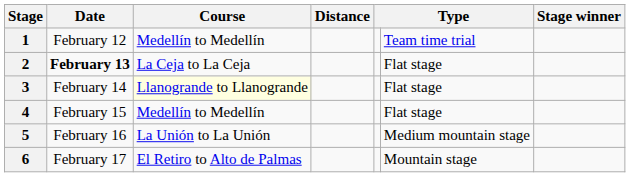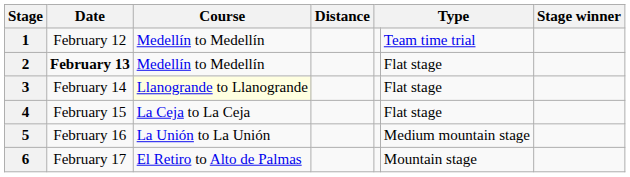(193, 64) La Ceja to La Ceja -> (201, 64) Medellín to Medellín
(201, 111) Medellín to Medellín -> (193, 111) La Ceja to La Ceja
